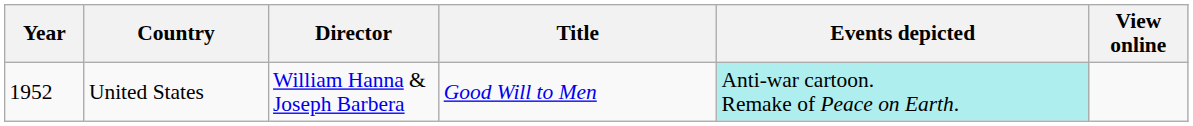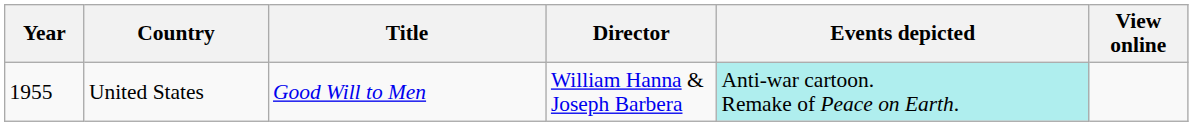columns swapped: (578, 33) <-> (353, 33)
(31, 91) 1952 -> (31, 91) 1955
